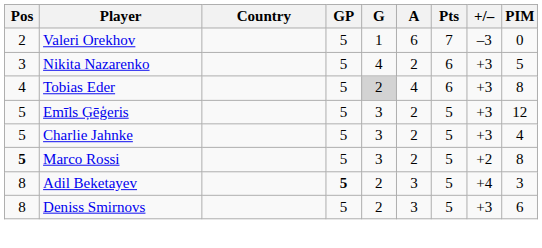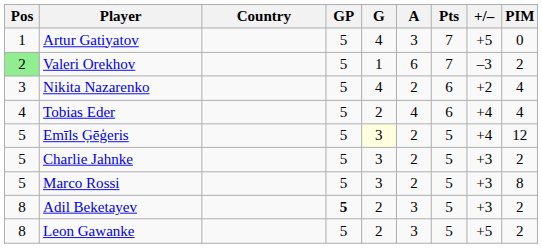+ row: (91, 40)
(22, 40) no background -> (22, 64) lightgreen background
(520, 40) 0 -> (520, 64) 2
(484, 64) +3 -> (484, 87) +2
(520, 64) 5 -> (520, 87) 4
(379, 87) lightgrey background -> (379, 111) no background
(484, 87) +3 -> (484, 111) +4
(520, 87) 8 -> (520, 111) 4
(379, 111) no background -> (379, 135) lightyellow background
(484, 111) +3 -> (484, 135) +4
(520, 135) 4 -> (520, 159) 2
(22, 159) bold -> (22, 183) normal
(484, 159) +2 -> (484, 183) +3
(484, 183) +4 -> (484, 207) +3
(520, 183) 3 -> (520, 207) 2
+ row: (89, 231)
- row: (94, 207)
